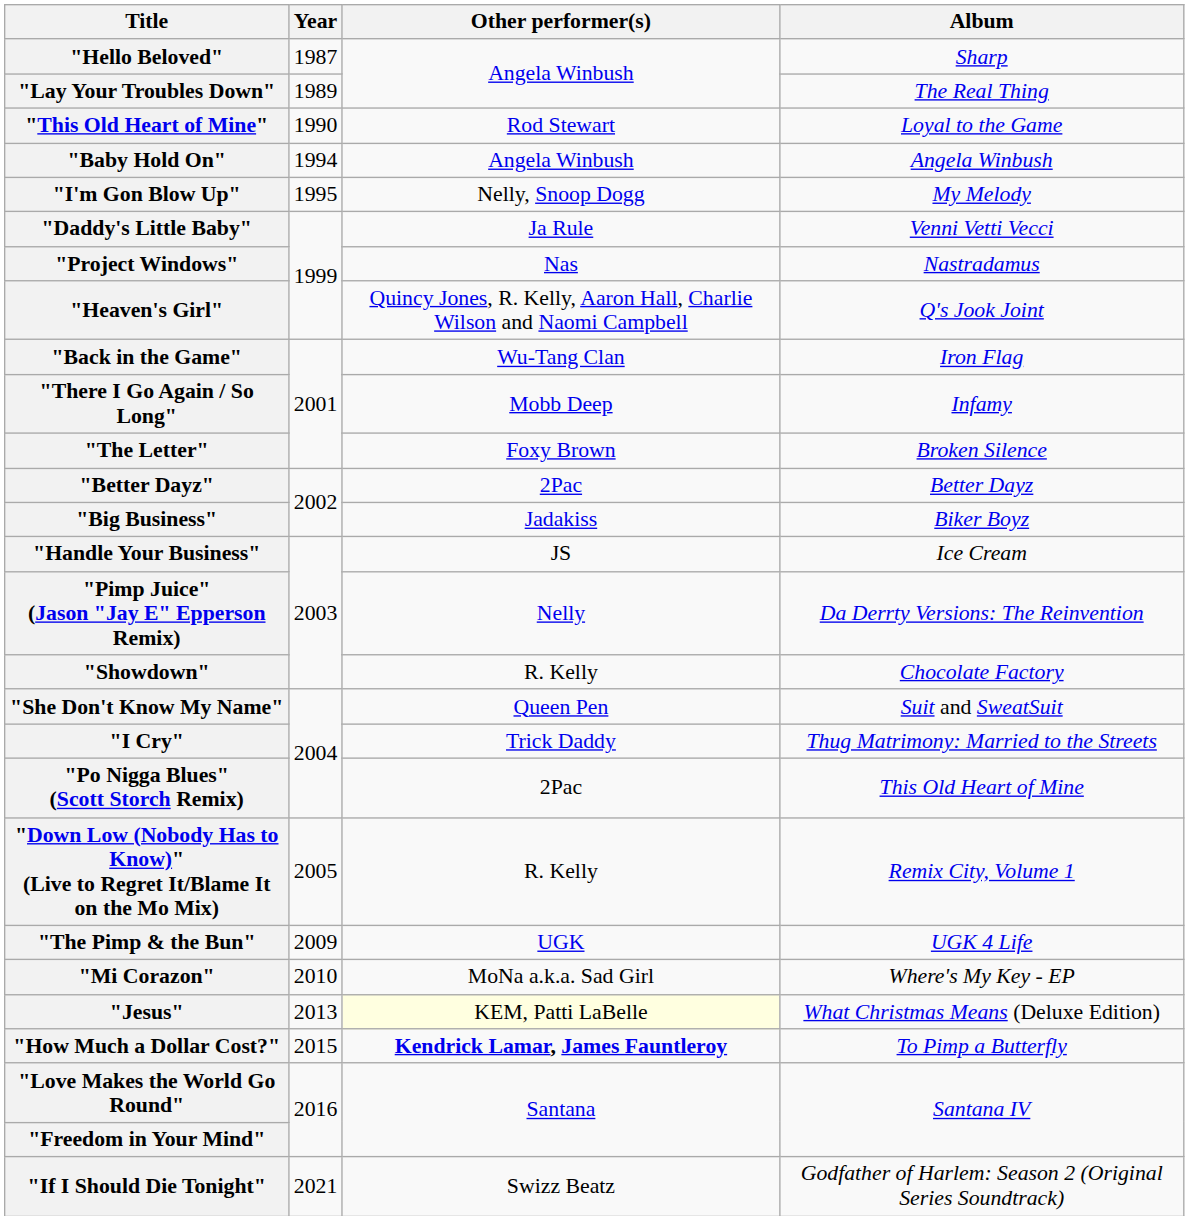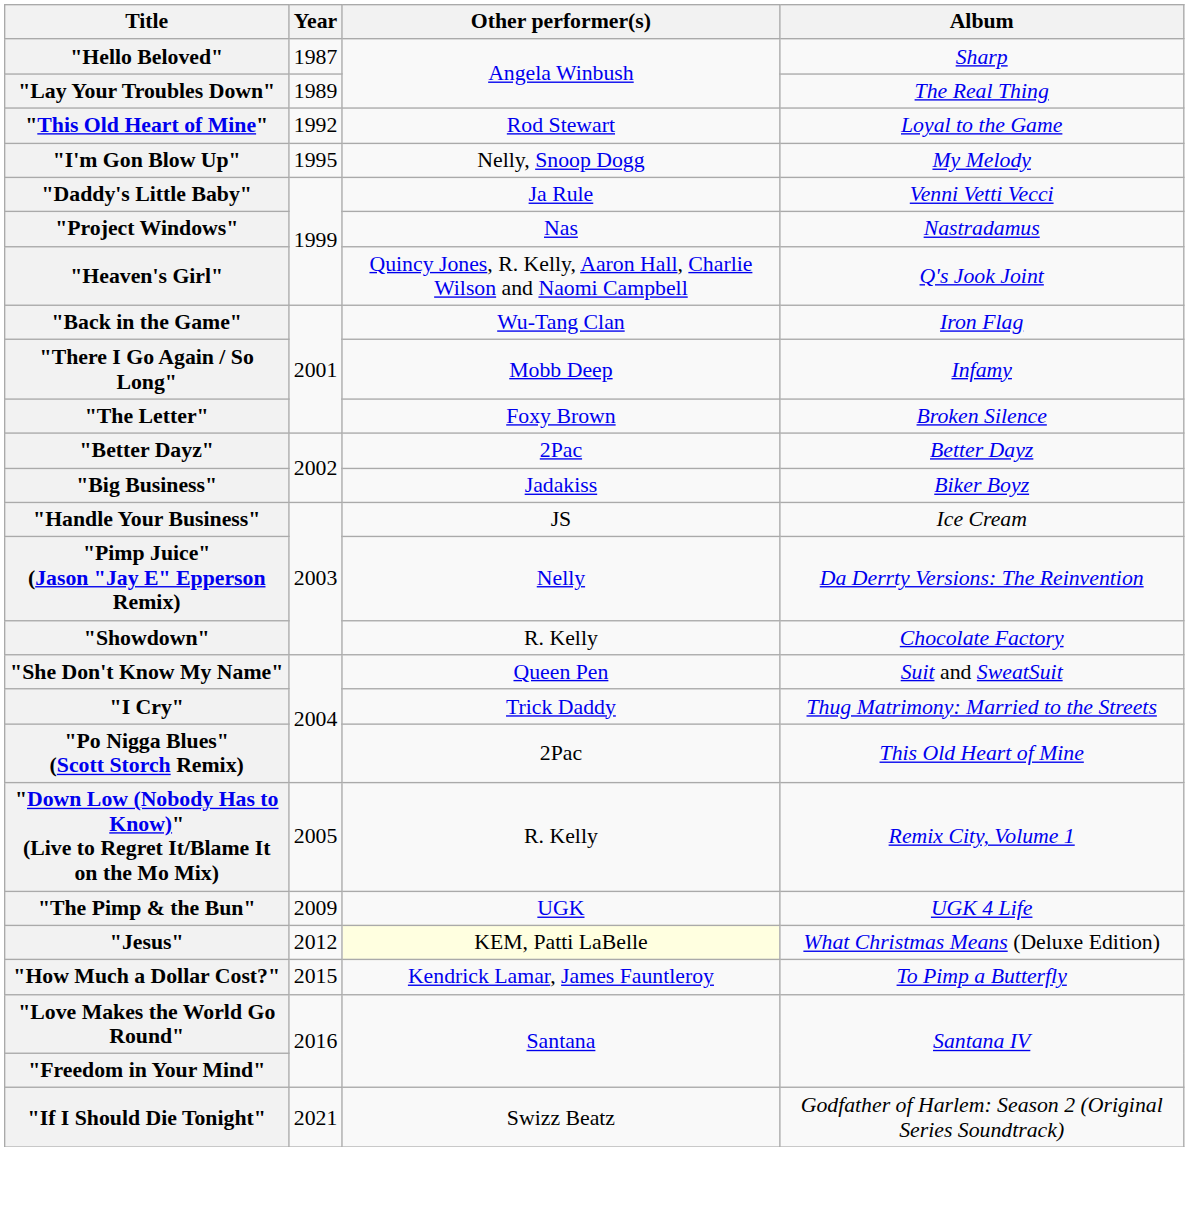(316, 125) 1990 -> (316, 125) 1992
- row: (147, 159)
- row: (147, 976)
(316, 1011) 2013 -> (316, 942) 2012
(561, 1045) bold -> (561, 976) normal
